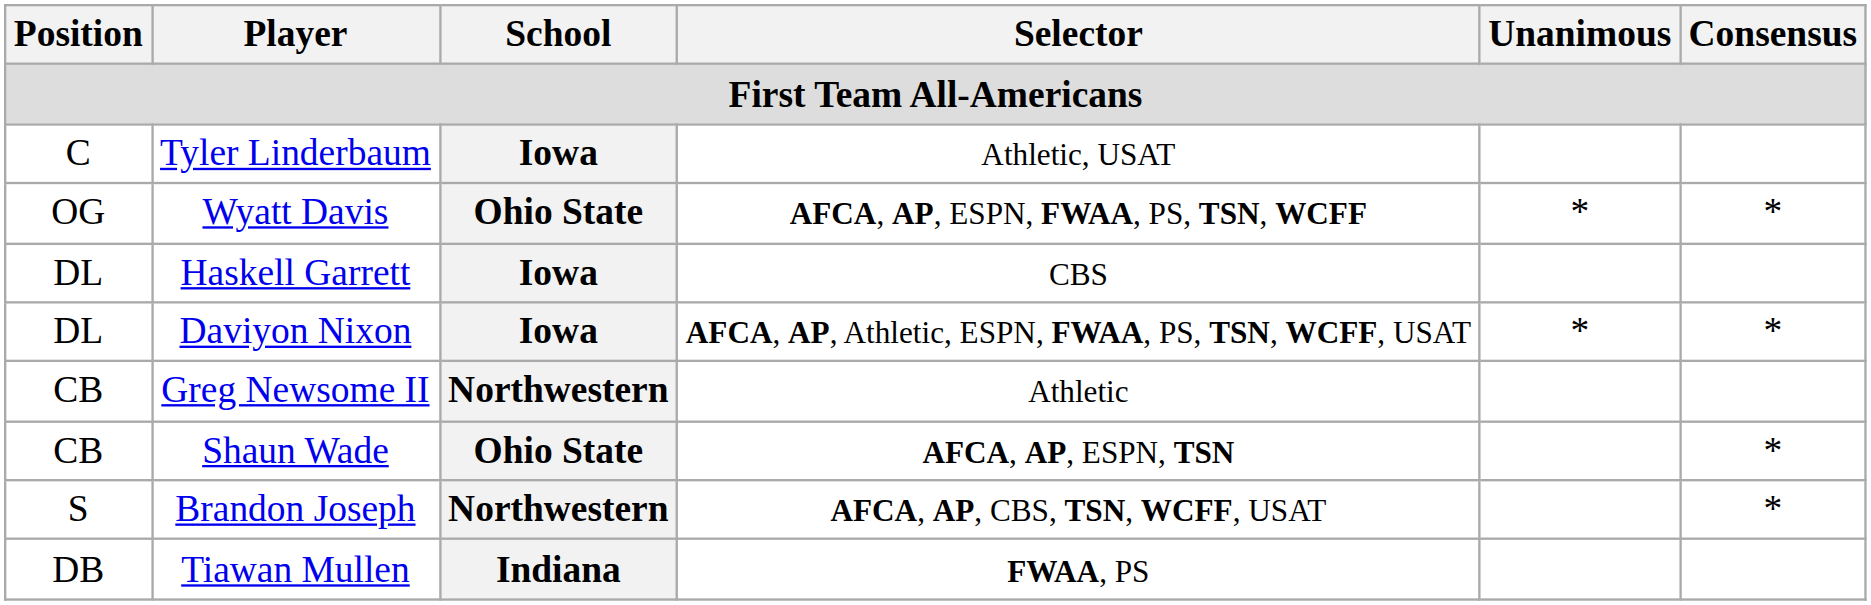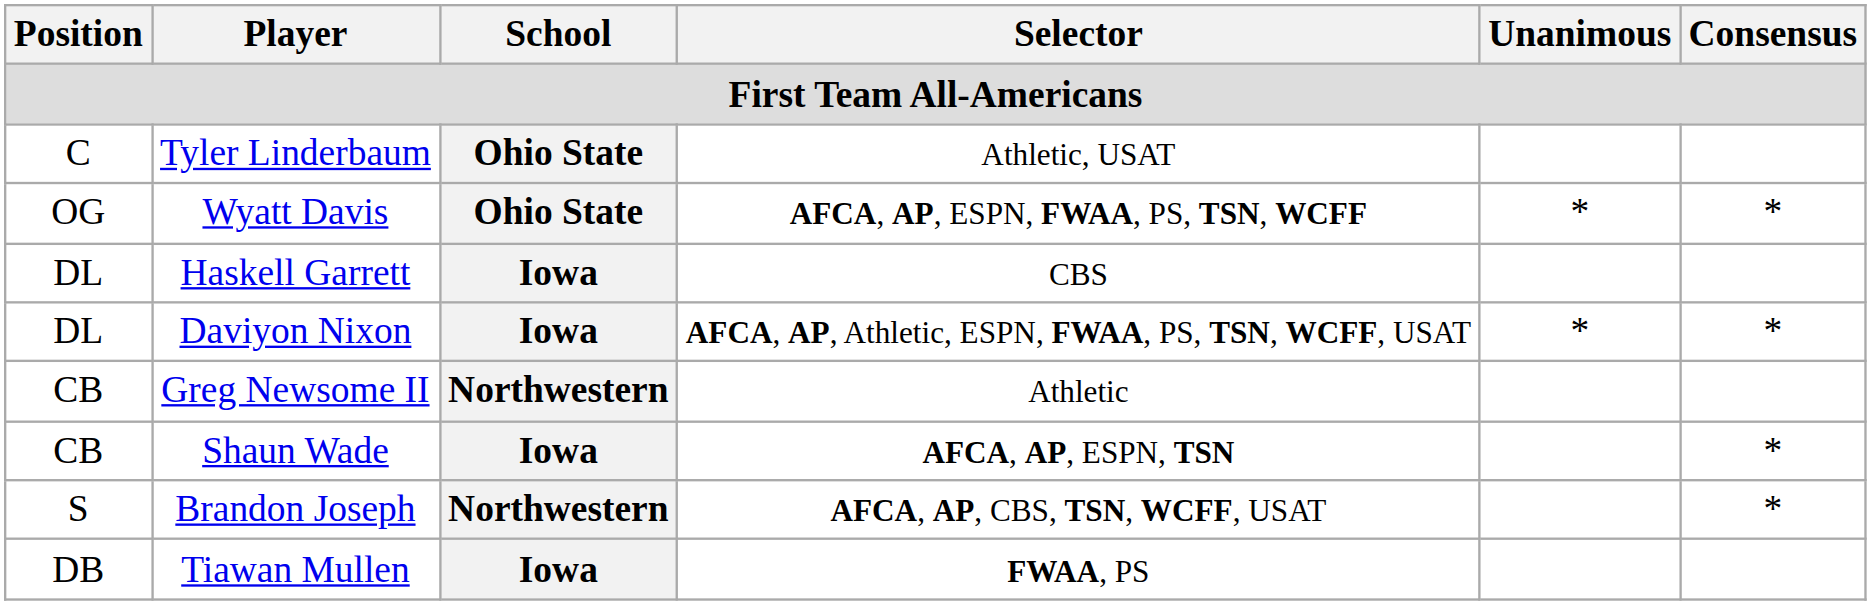(558, 152) Iowa -> (558, 152) Ohio State
(558, 449) Ohio State -> (558, 449) Iowa
(558, 568) Indiana -> (558, 568) Iowa
